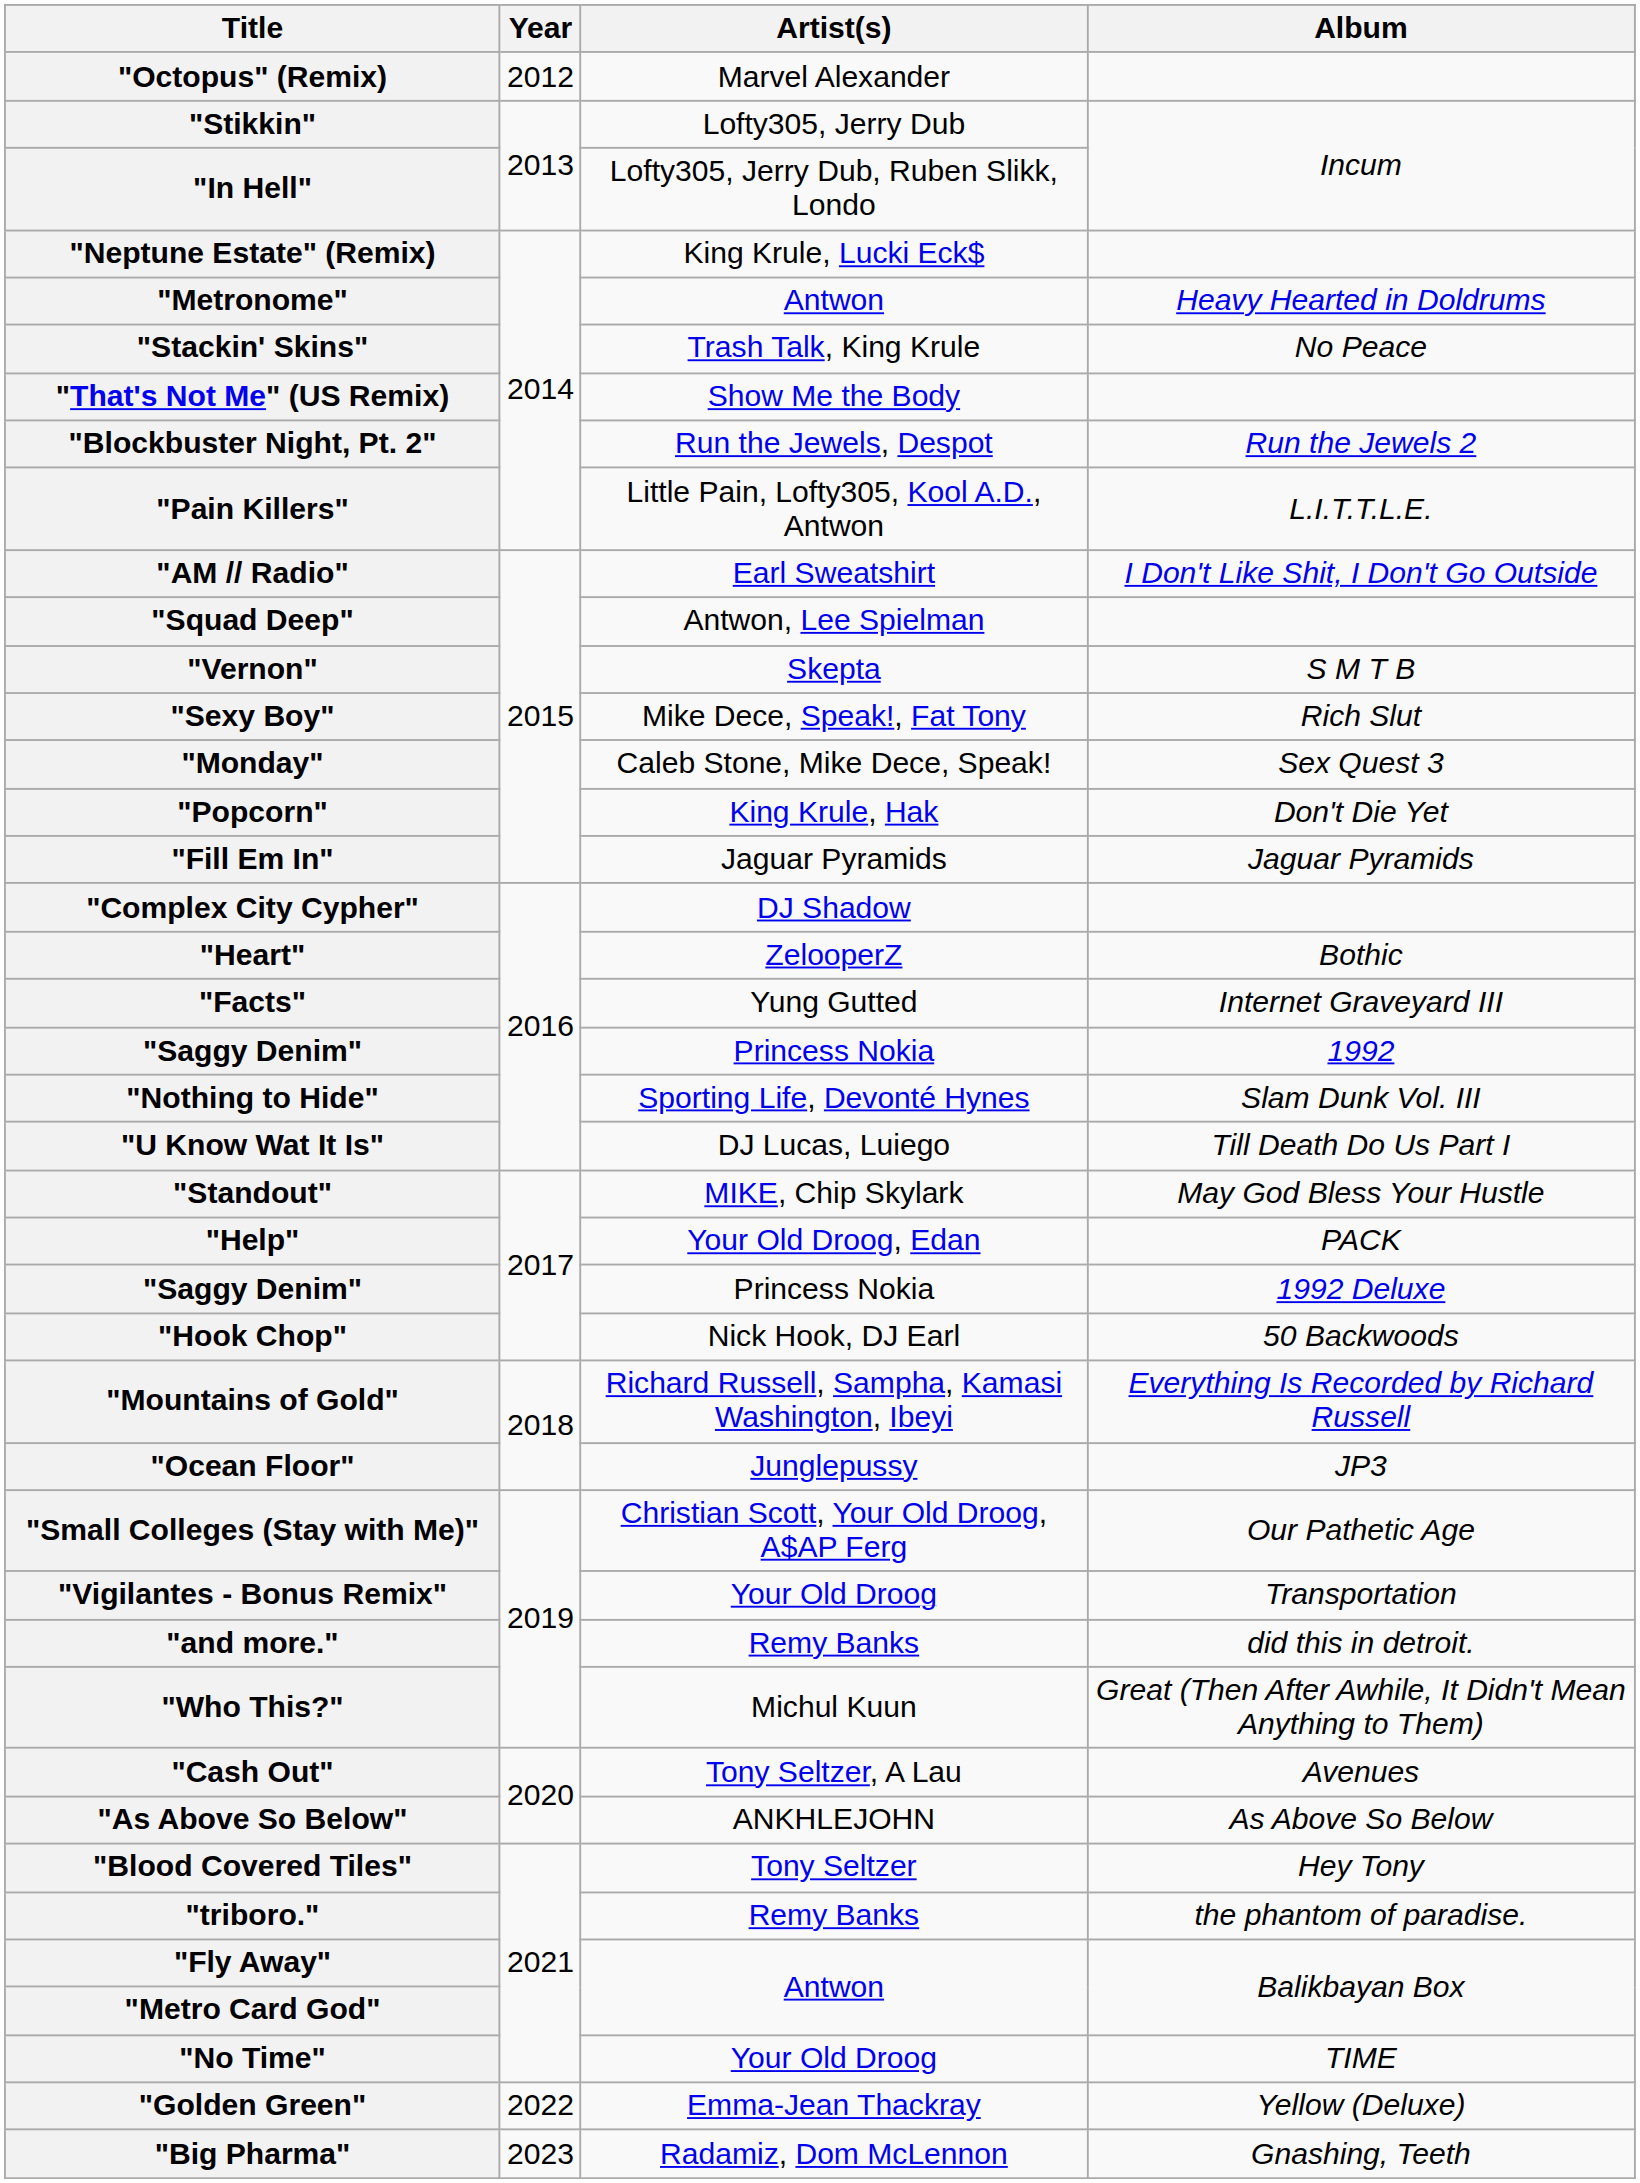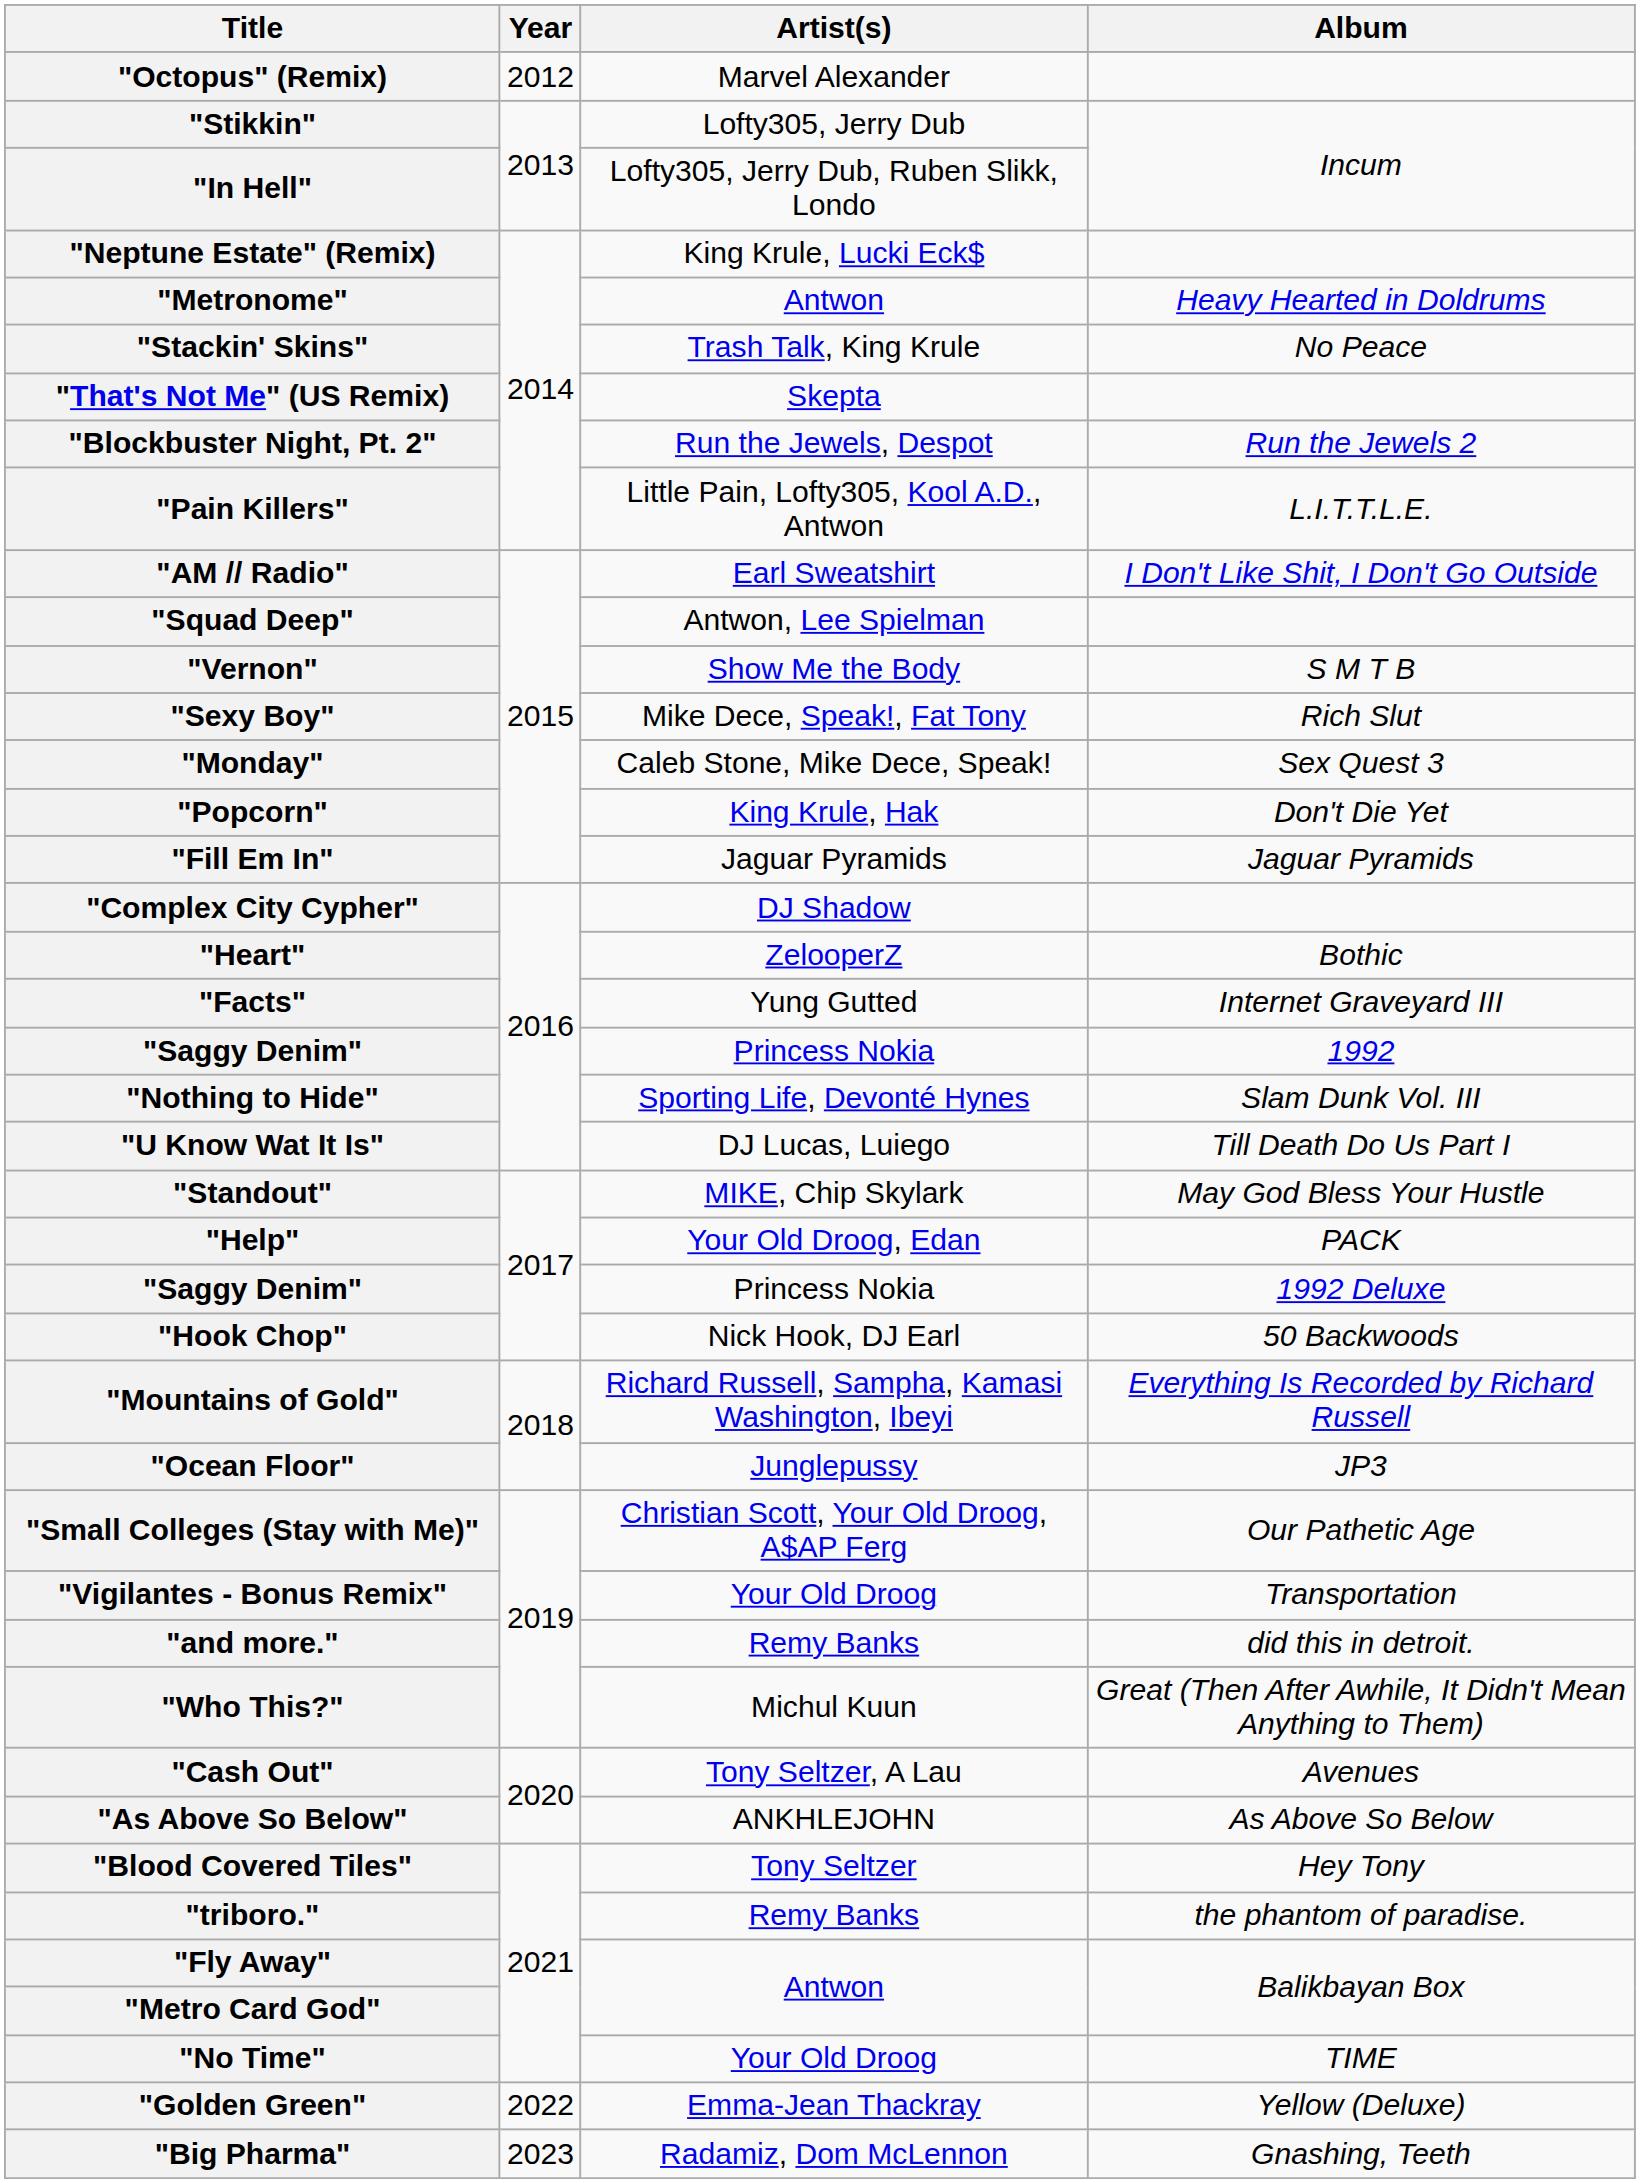(834, 396) Show Me the Body -> (834, 396) Skepta
(834, 668) Skepta -> (834, 668) Show Me the Body
